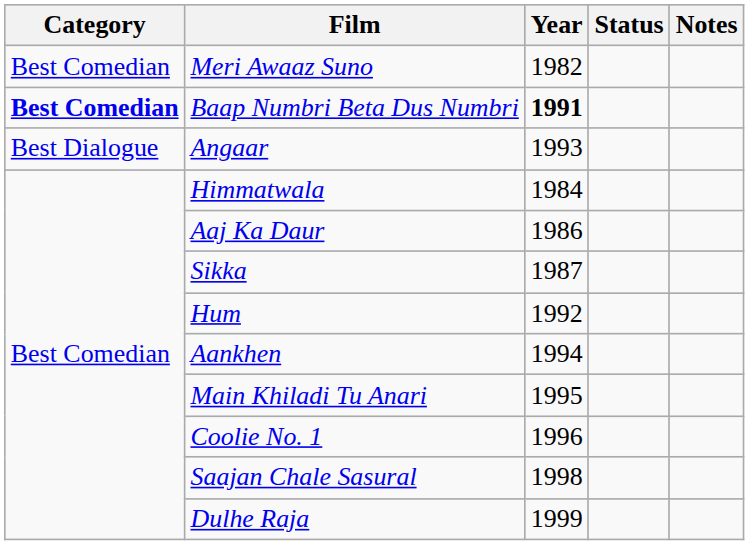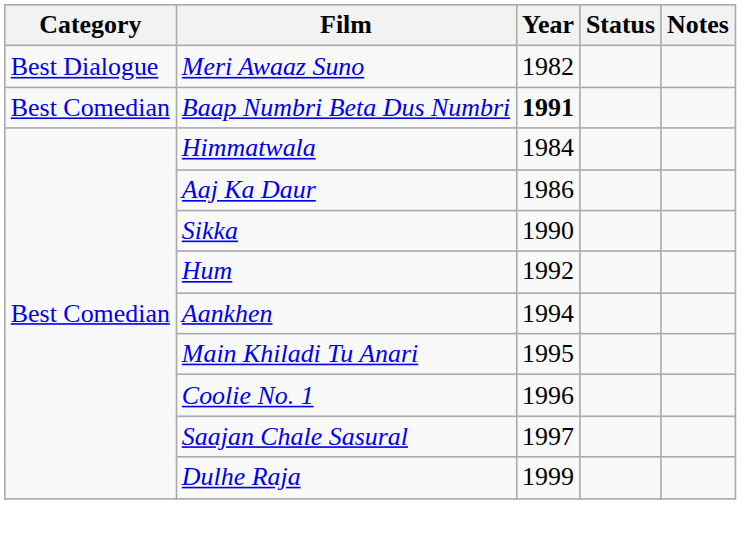(90, 66) Best Comedian -> (85, 66) Best Dialogue
(95, 107) bold -> (90, 107) normal
- row: (229, 148)
(557, 271) 1987 -> (548, 230) 1990
(557, 477) 1998 -> (548, 436) 1997
